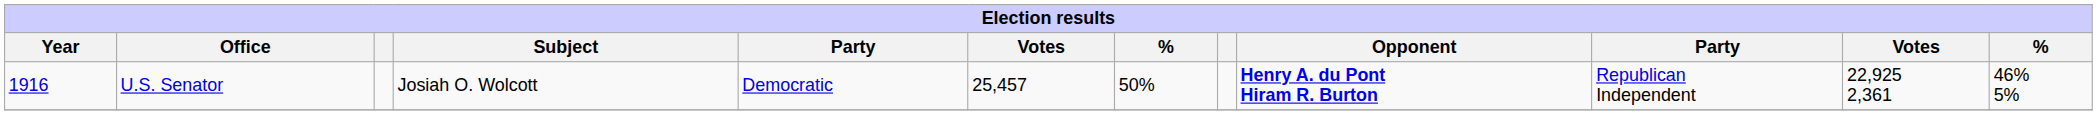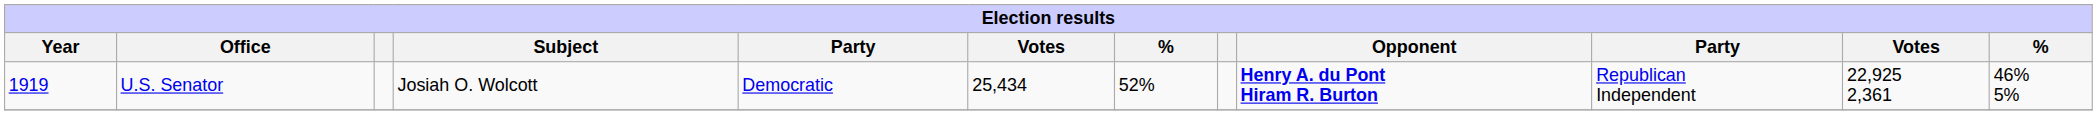(29, 85) 1916 -> (29, 85) 1919
(1000, 85) 25,457 -> (1000, 85) 25,434
(1137, 85) 50% -> (1137, 85) 52%
